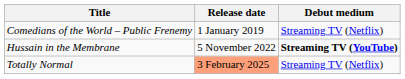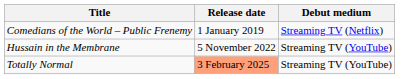(339, 47) bold -> (336, 47) normal
(332, 64) Streaming TV (Netflix) -> (336, 64) Streaming TV (YouTube)
